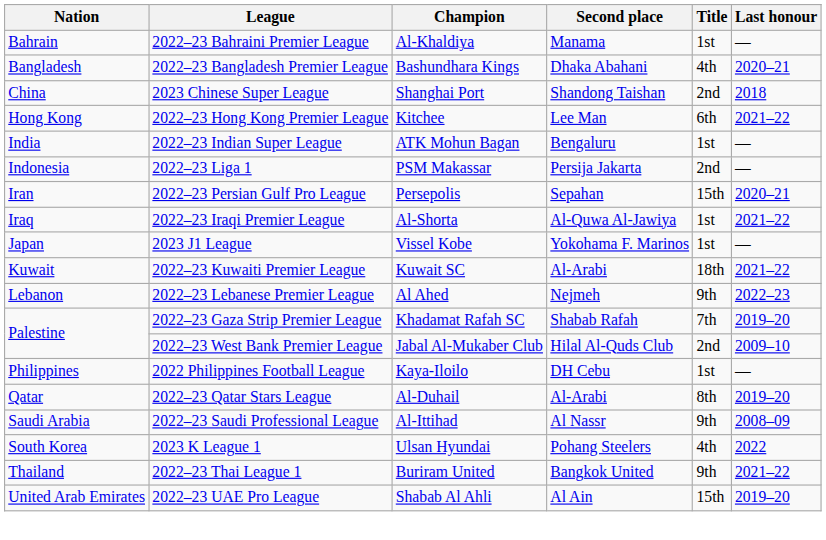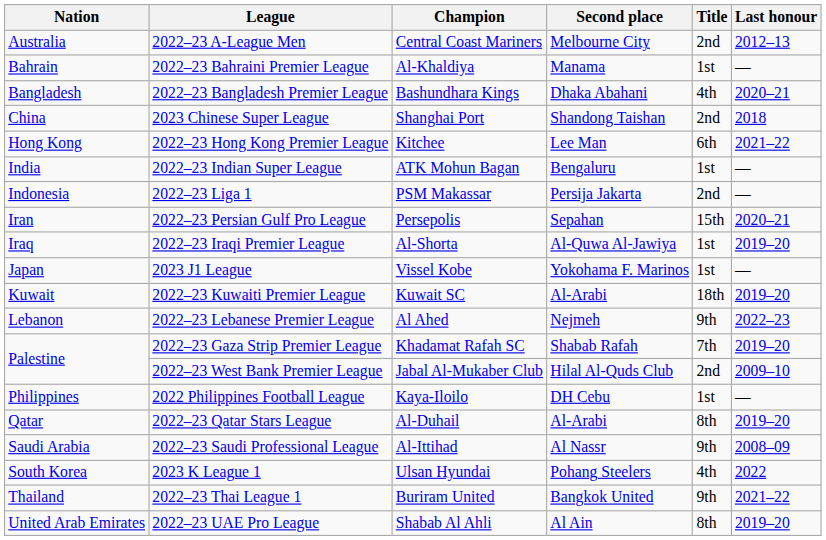+ row: (229, 42)
(762, 219) 2021–22 -> (762, 244) 2019–20
(762, 270) 2021–22 -> (762, 295) 2019–20
(710, 497) 15th -> (706, 523) 8th
